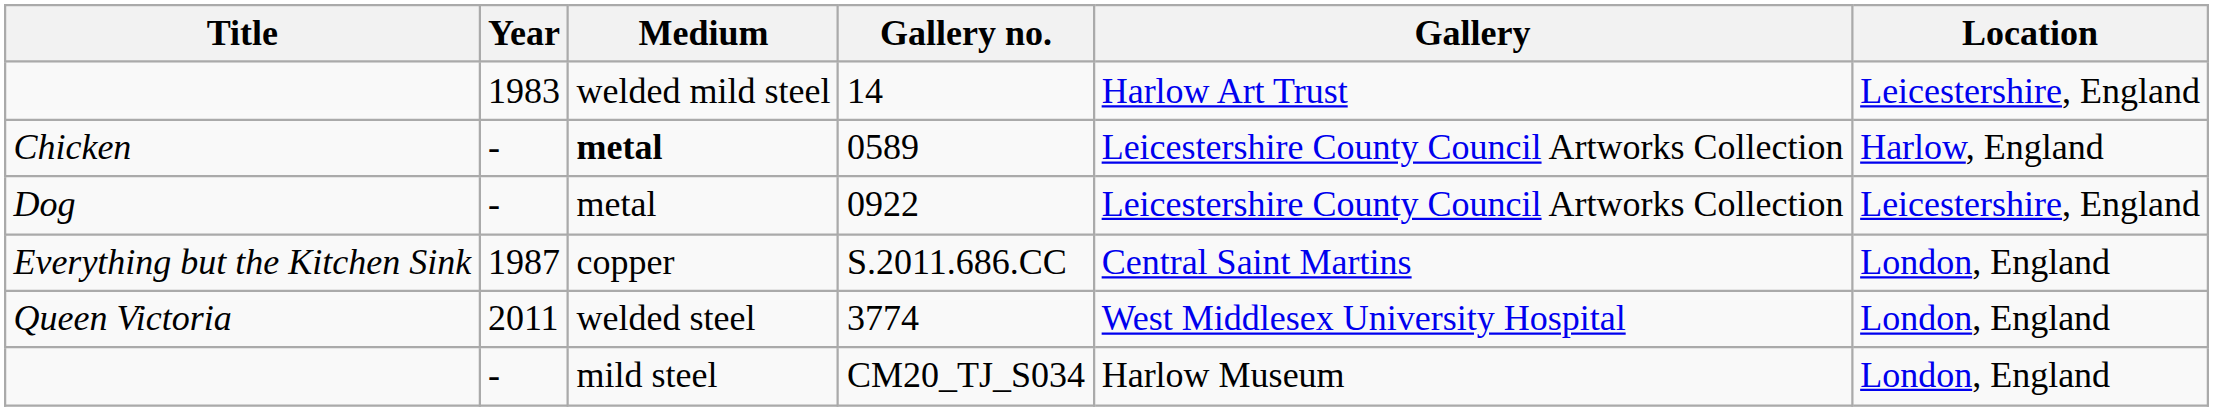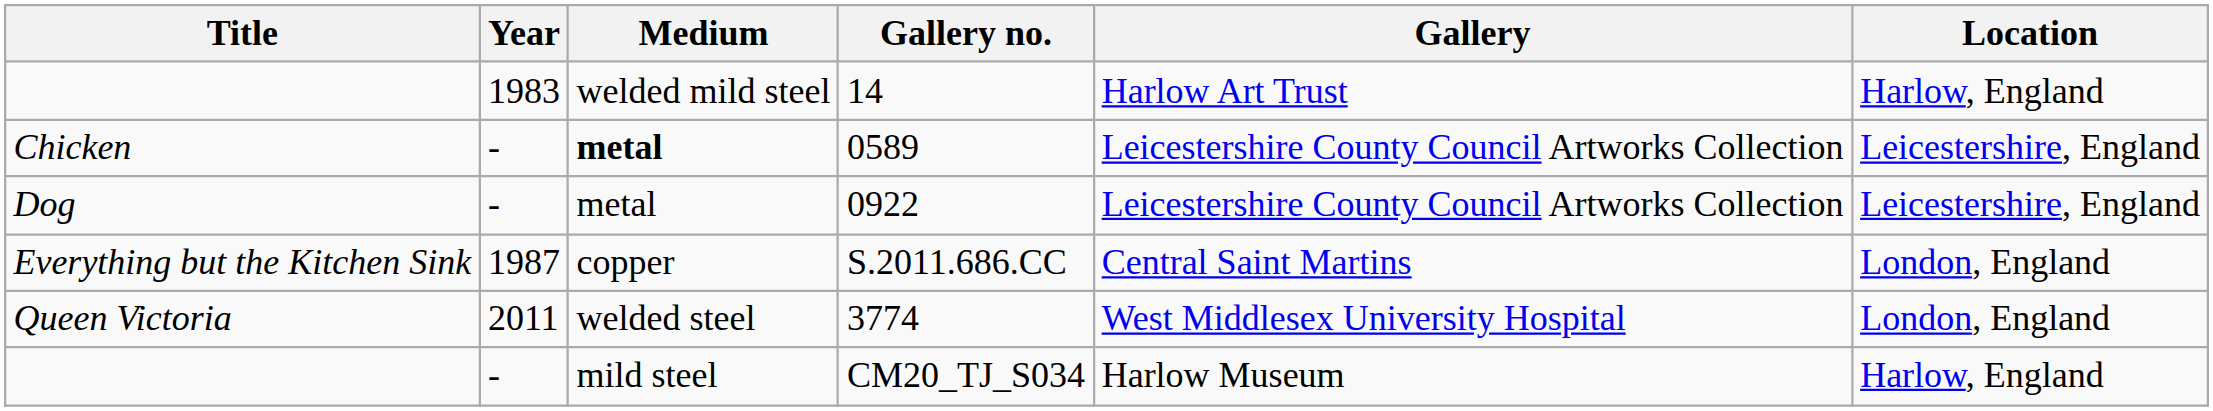(2030, 90) Leicestershire, England -> (1982, 90) Harlow, England
(1982, 147) Harlow, England -> (2030, 147) Leicestershire, England
(1985, 375) London, England -> (1982, 375) Harlow, England
